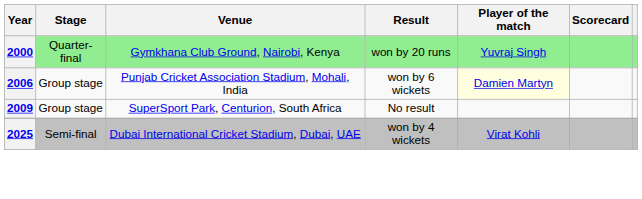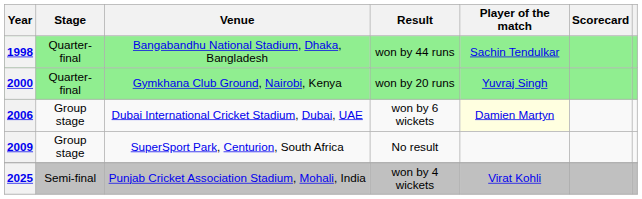+ row: (20, 51)
(235, 83) Punjab Cricket Association Stadium, Mohali, India -> (237, 115) Dubai International Cricket Stadium, Dubai, UAE
(235, 133) Dubai International Cricket Stadium, Dubai, UAE -> (237, 178) Punjab Cricket Association Stadium, Mohali, India
